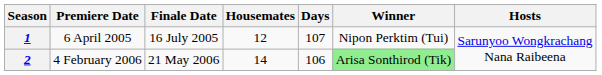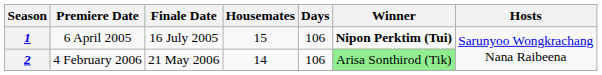(260, 38) 12 -> (260, 38) 15
(315, 38) 107 -> (315, 38) 106
(393, 38) normal -> (394, 38) bold
